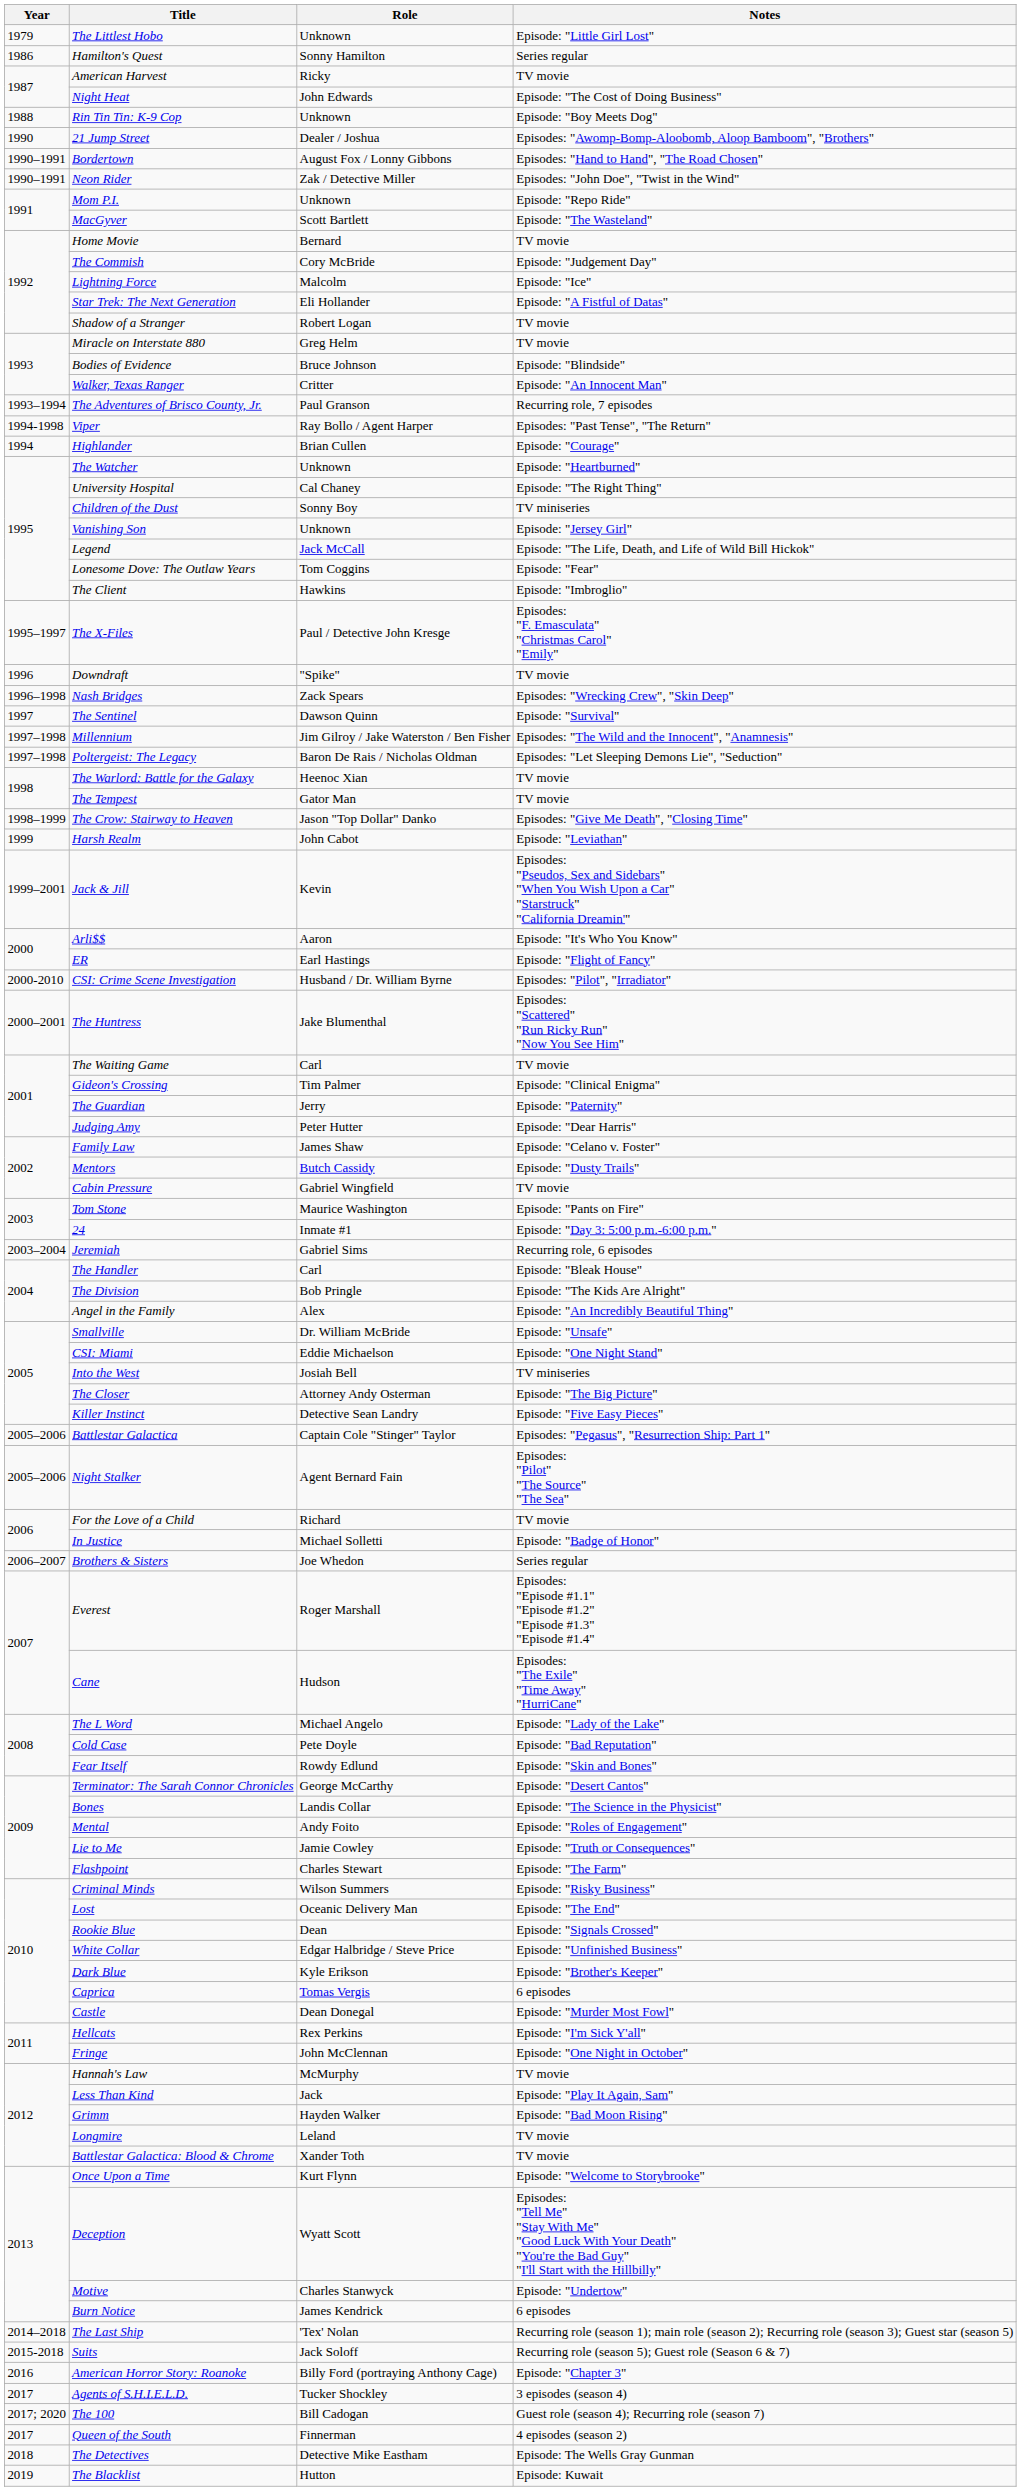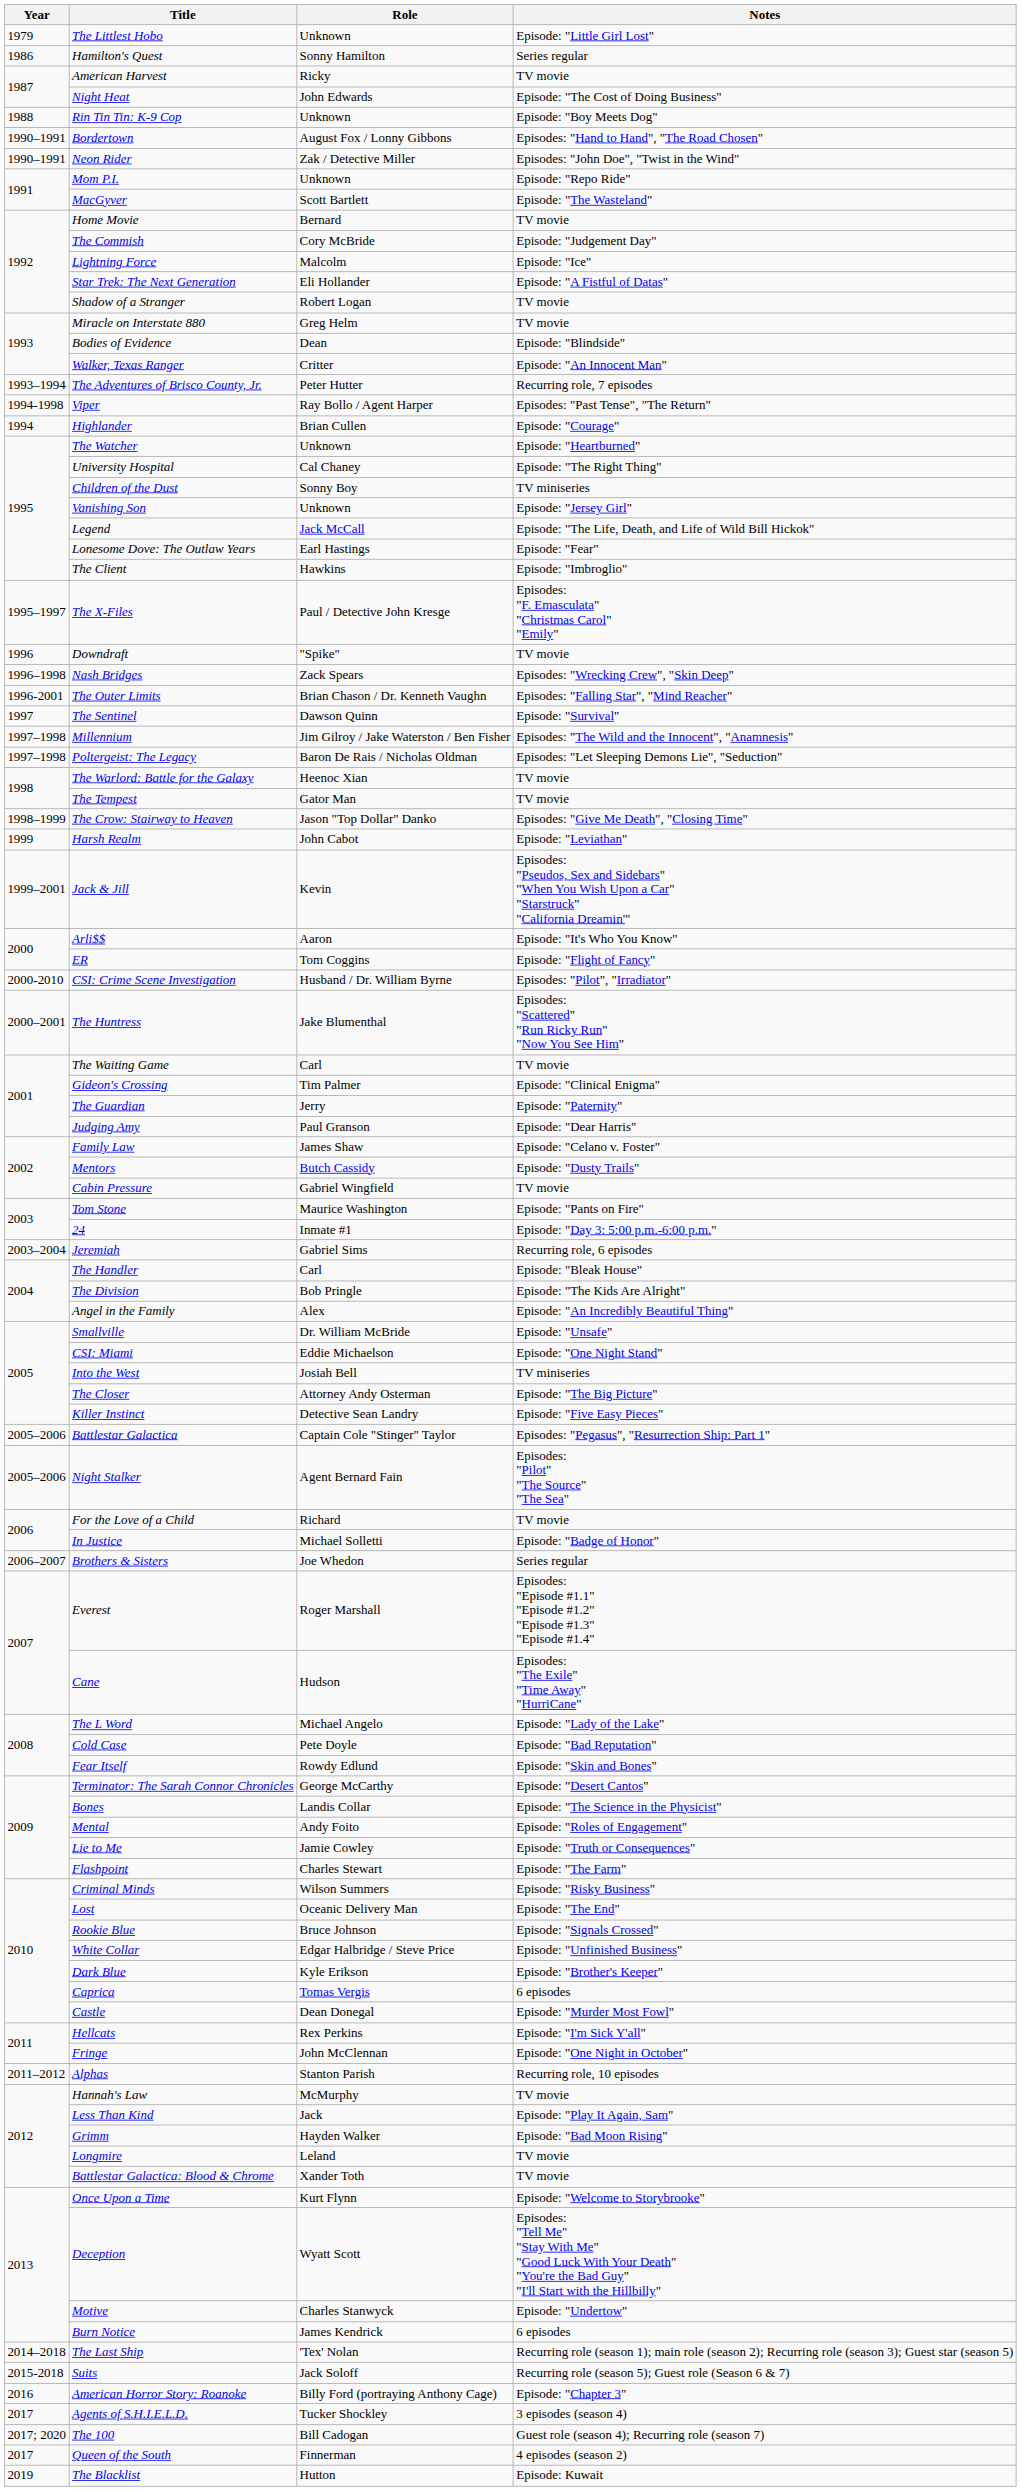- row: (111, 138)
(338, 364) Bruce Johnson -> (313, 343) Dean
(335, 405) Paul Granson -> (331, 384) Peter Hutter
(335, 569) Tom Coggins -> (335, 549) Earl Hastings
+ row: (116, 695)
(335, 959) Earl Hastings -> (335, 959) Tom Coggins
(331, 1126) Peter Hutter -> (335, 1126) Paul Granson
(313, 1930) Dean -> (338, 1930) Bruce Johnson
+ row: (90, 2073)
- row: (110, 2455)
